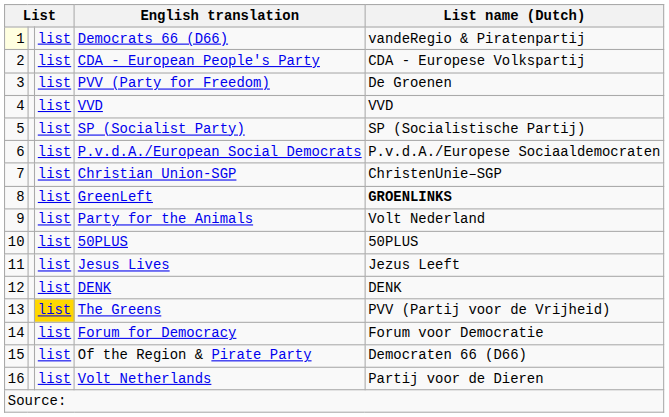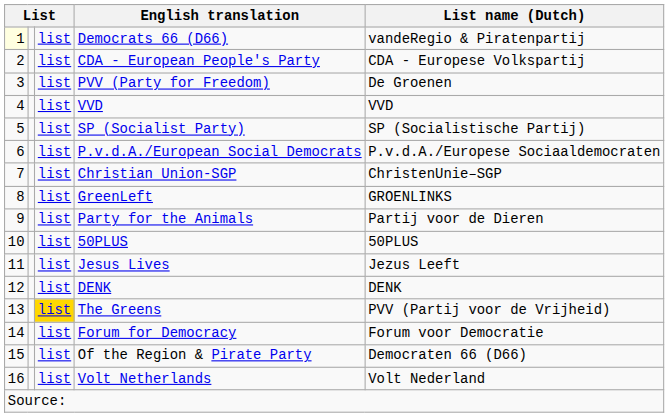(410, 197) bold -> (410, 197) normal
(427, 220) Volt Nederland -> (456, 220) Partij voor de Dieren
(456, 379) Partij voor de Dieren -> (427, 379) Volt Nederland
